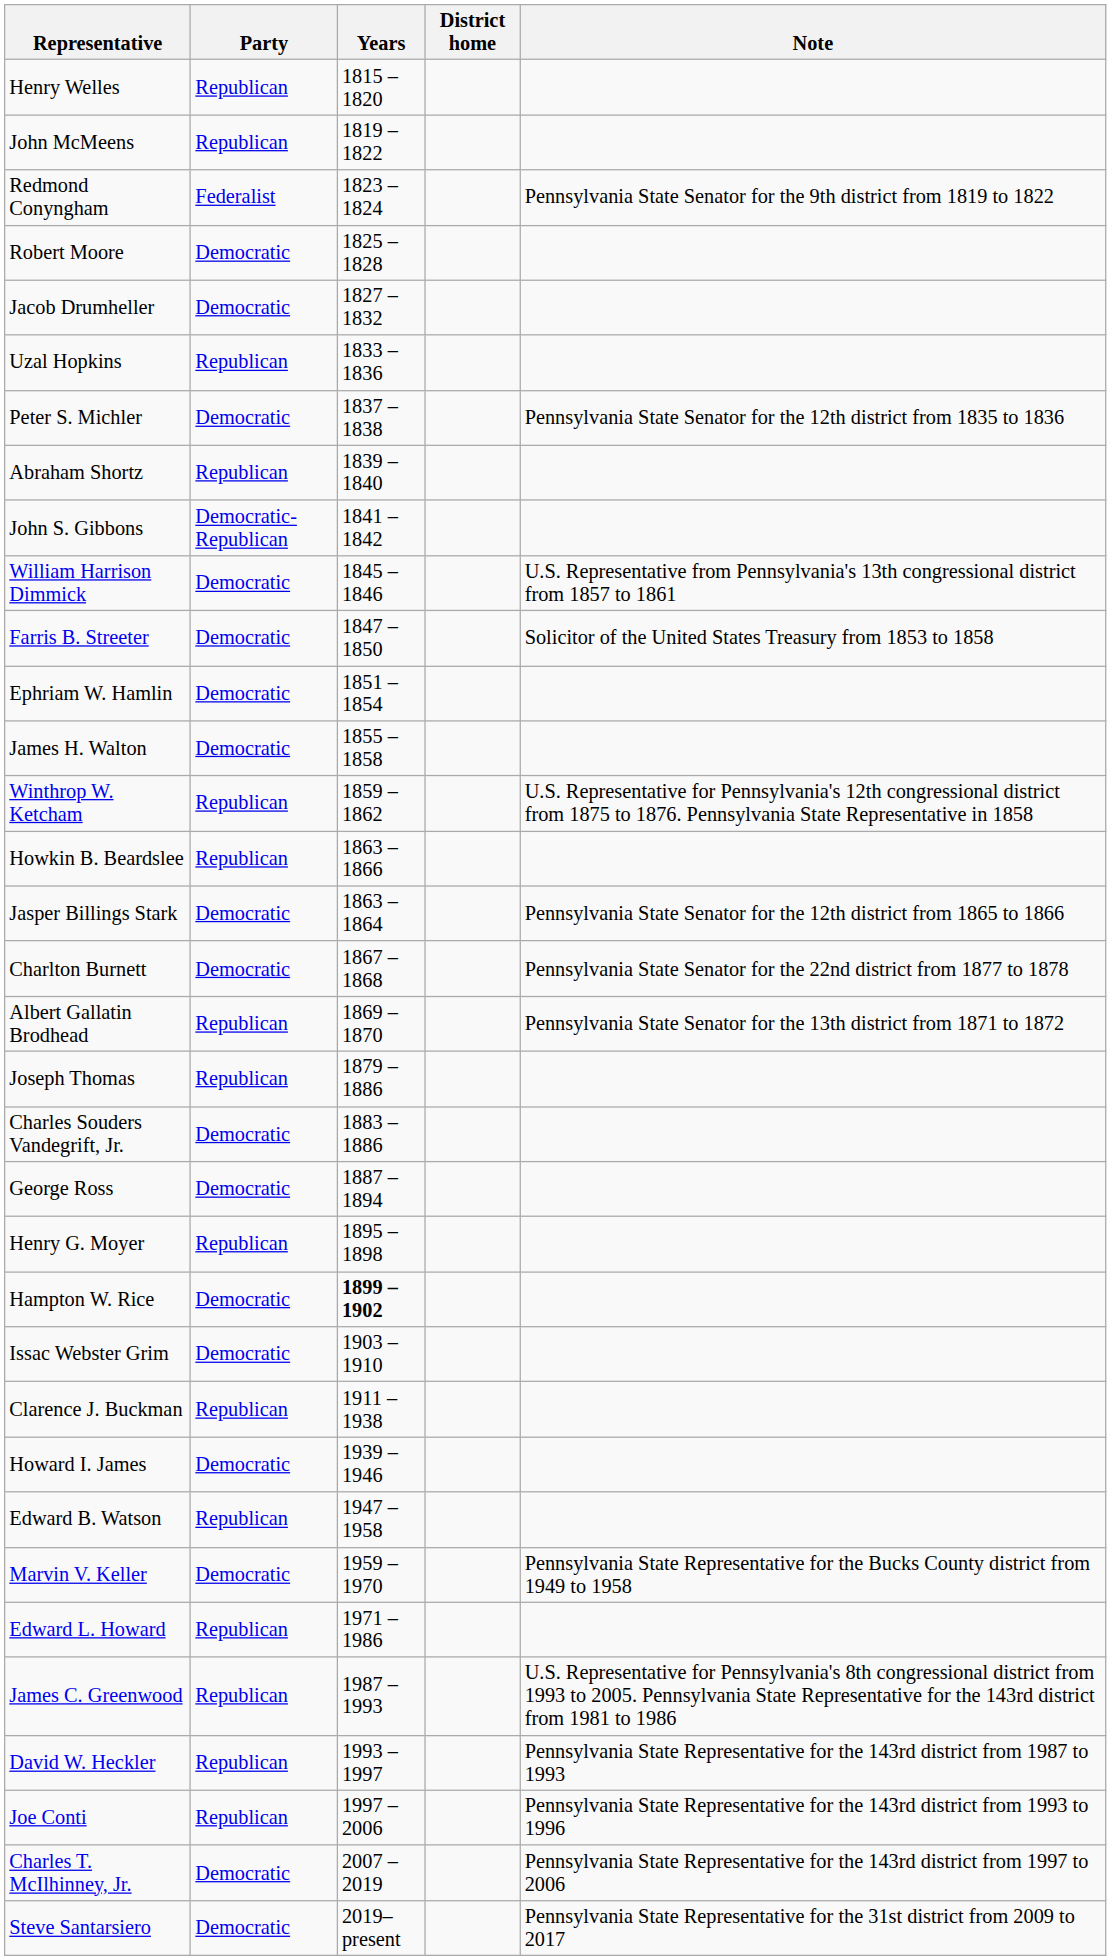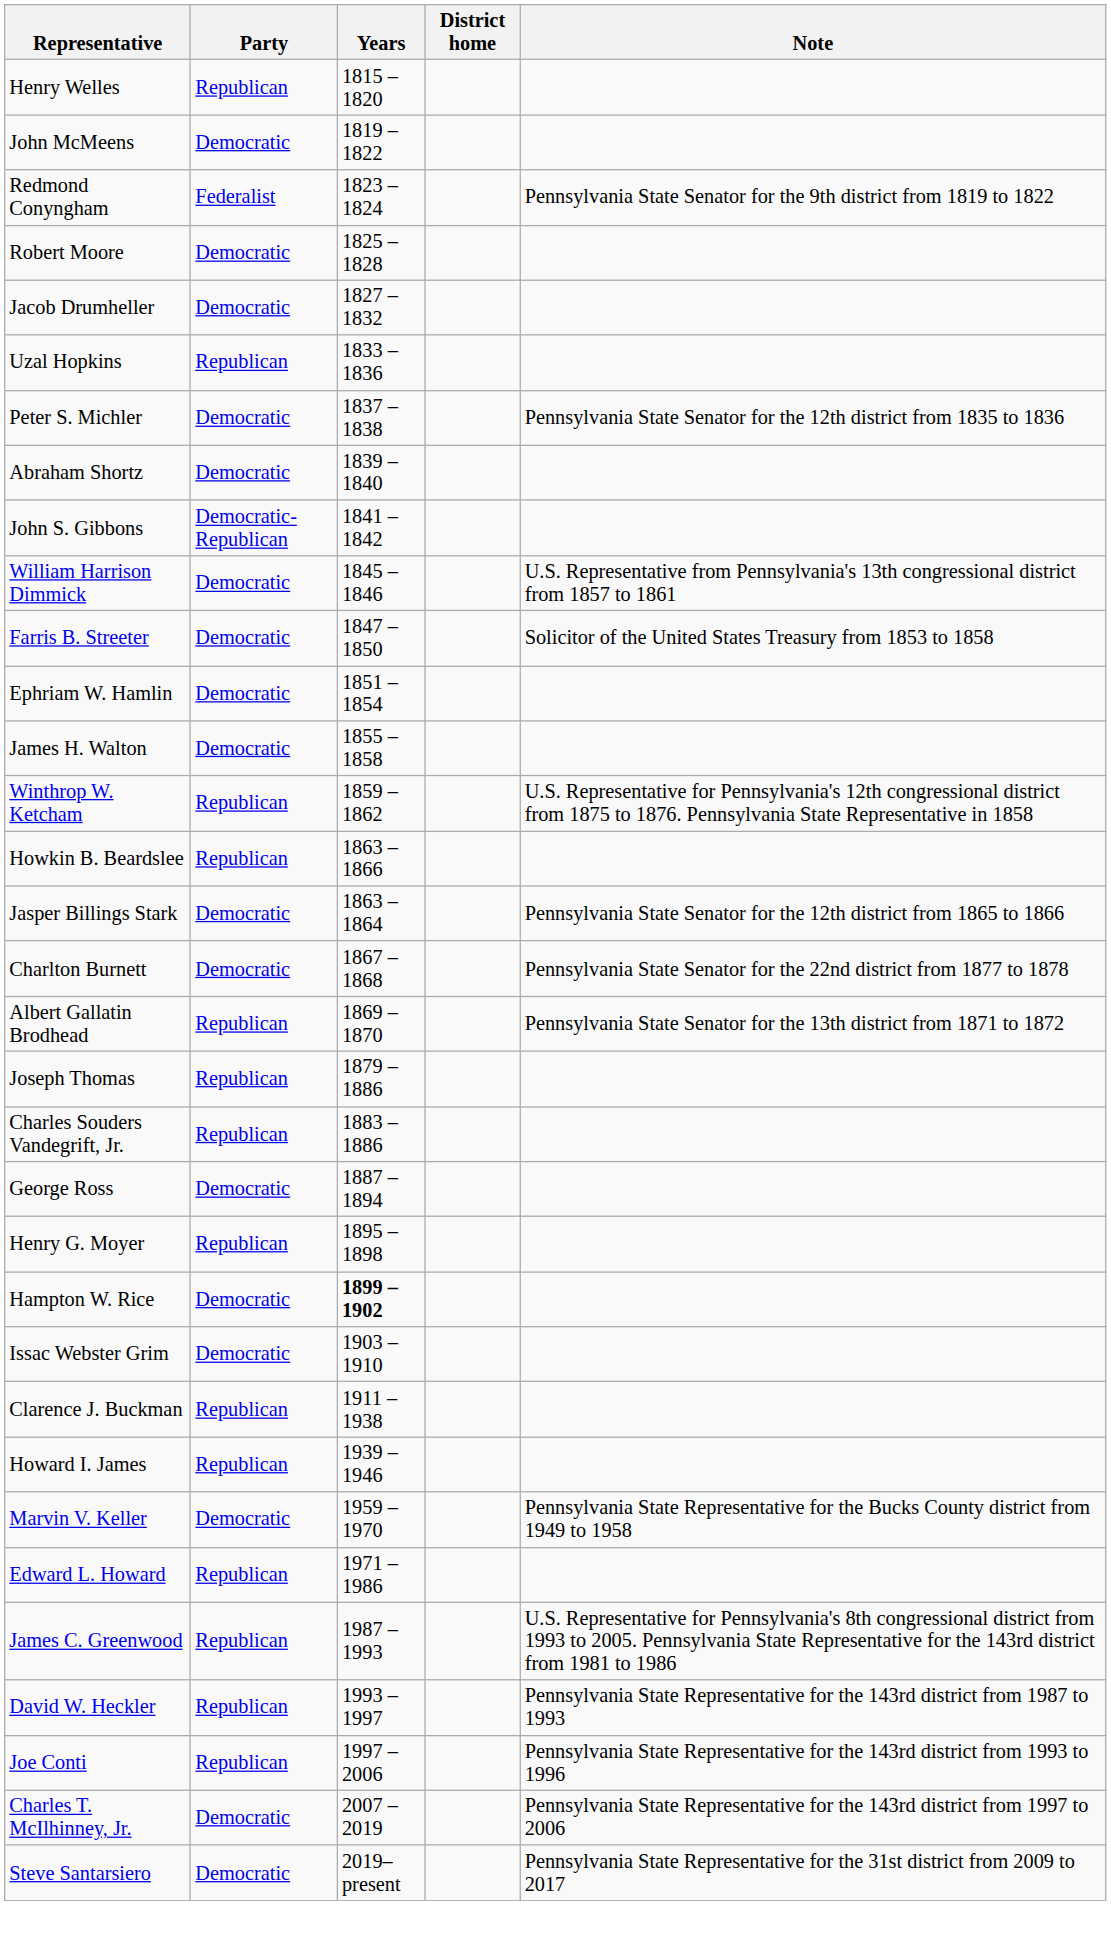(242, 142) Republican -> (243, 142) Democratic
(242, 472) Republican -> (243, 472) Democratic
(243, 1133) Democratic -> (242, 1133) Republican
(243, 1464) Democratic -> (242, 1464) Republican
- row: (85, 1519)
